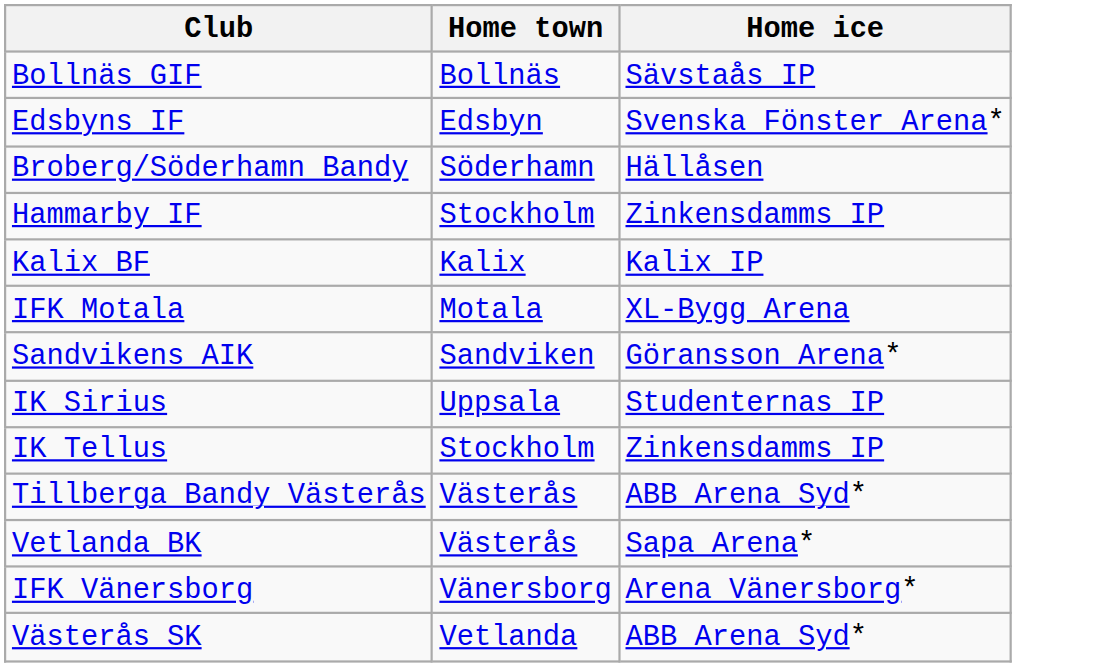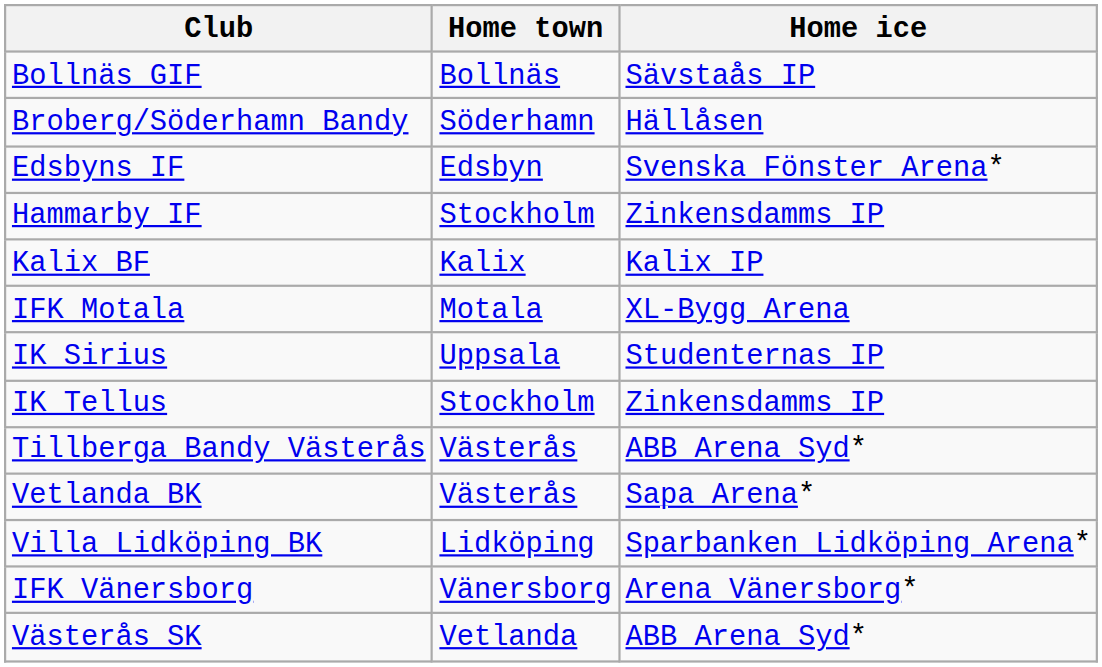rows swapped: (210, 169) <-> (98, 122)
- row: (133, 356)
+ row: (167, 544)
